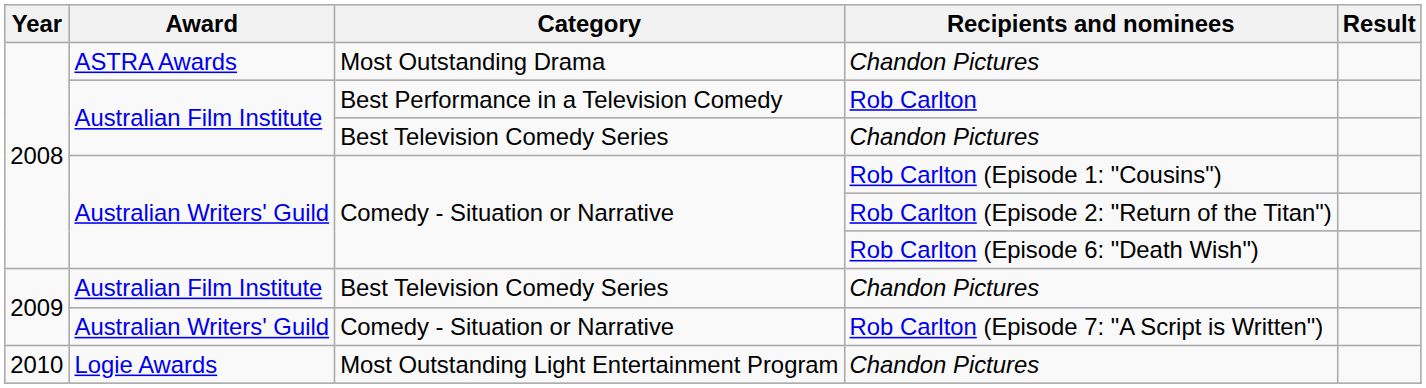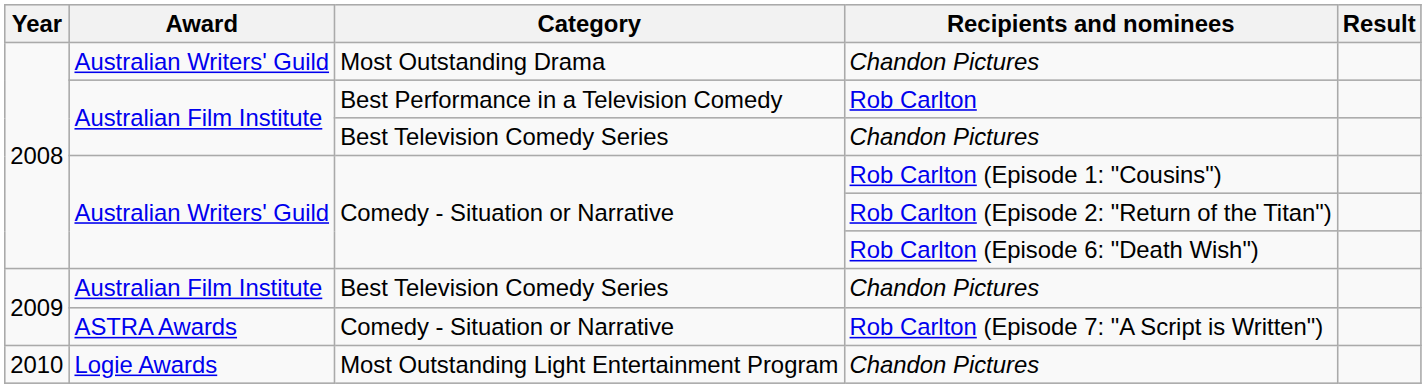(156, 62) ASTRA Awards -> (202, 62) Australian Writers' Guild
(202, 326) Australian Writers' Guild -> (156, 326) ASTRA Awards
